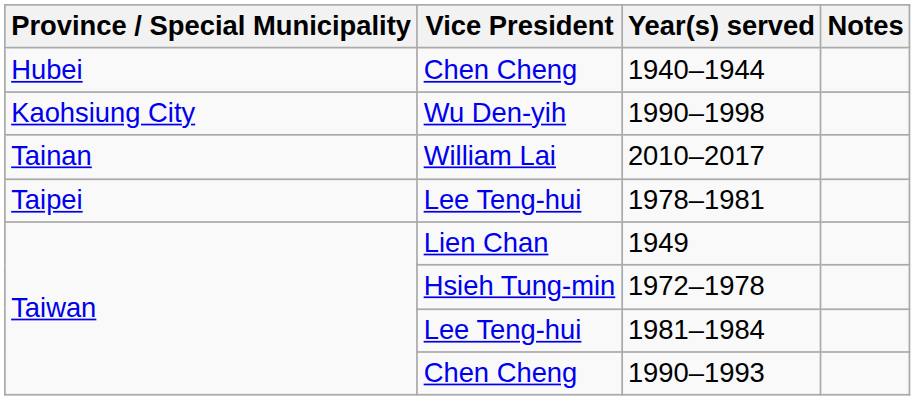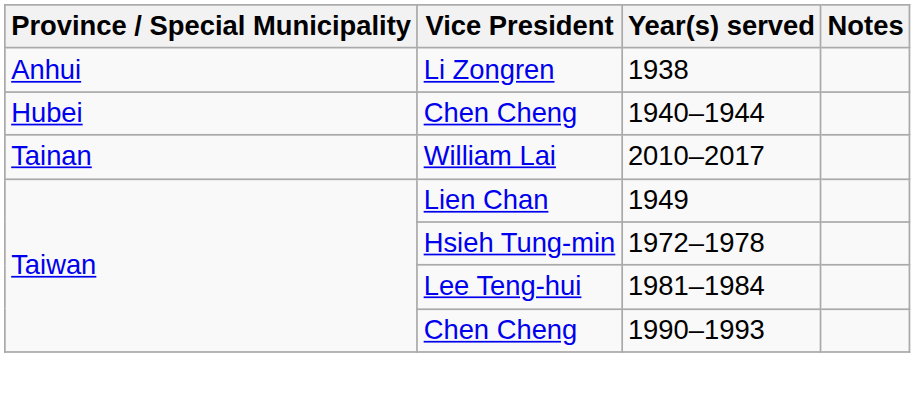+ row: (658, 69)
- row: (696, 112)
- row: (696, 199)
